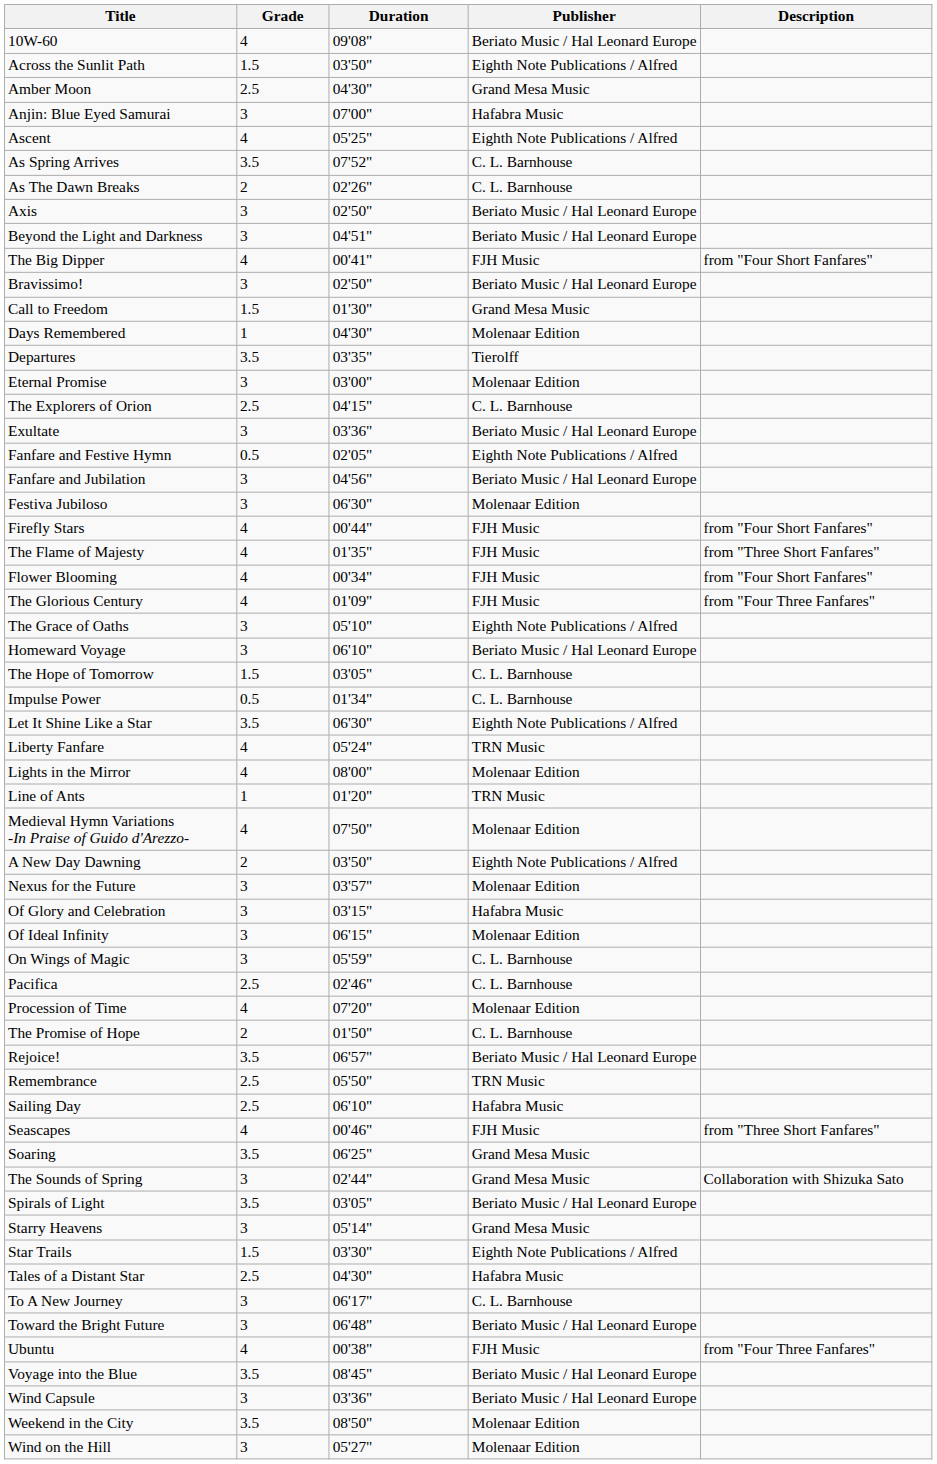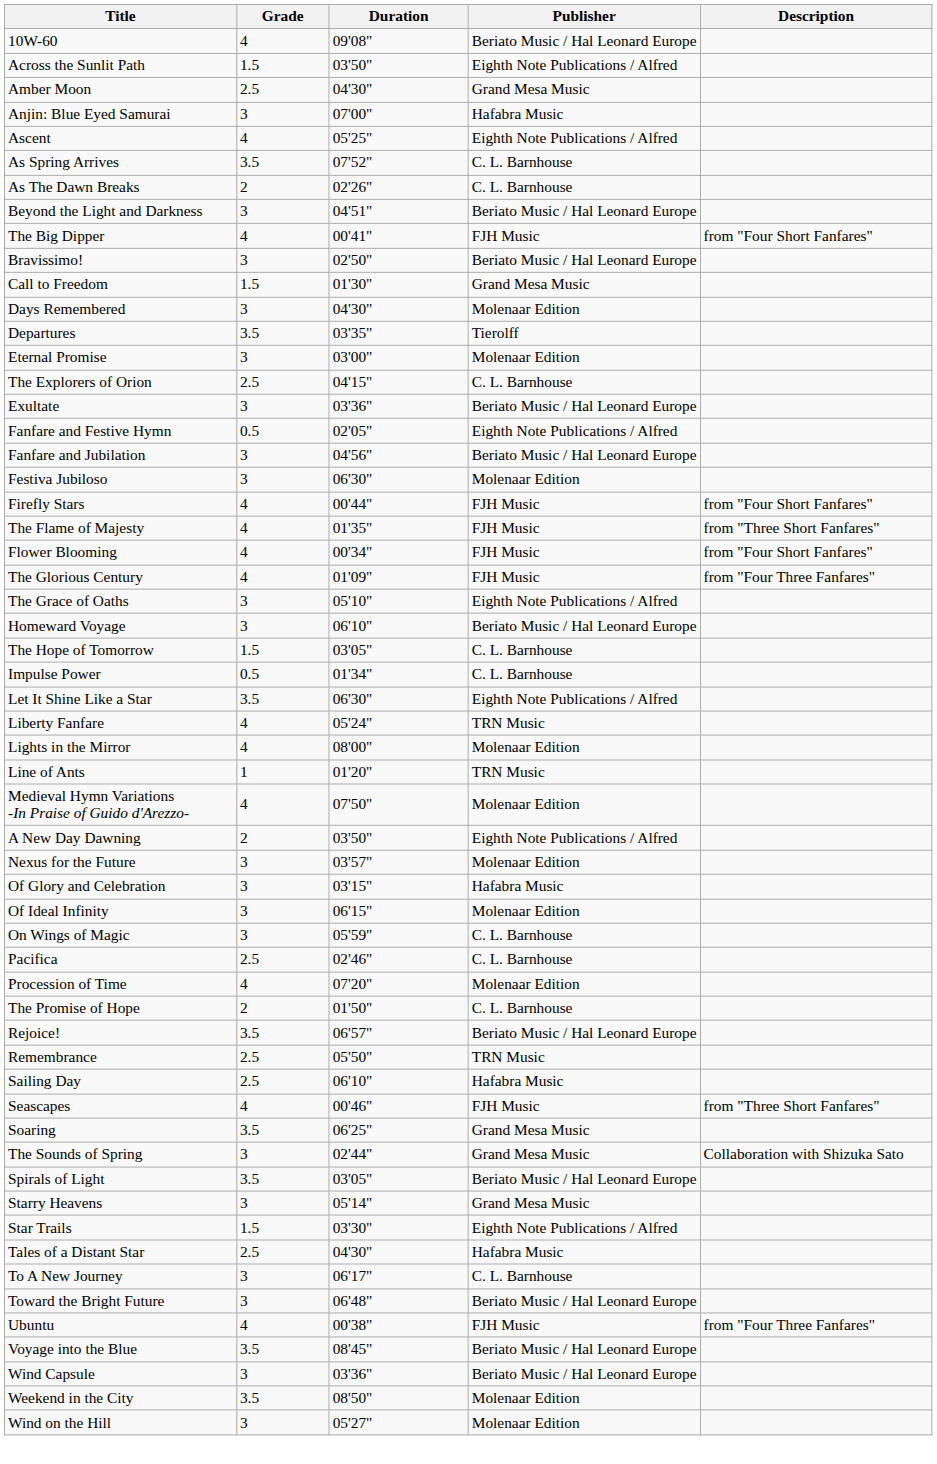- row: (23, 211)
(244, 333) 1 -> (244, 308) 3
